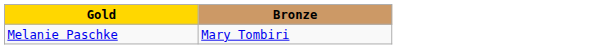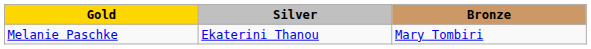+ column: (295, 14)
